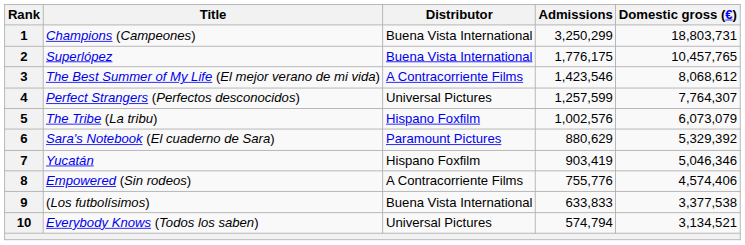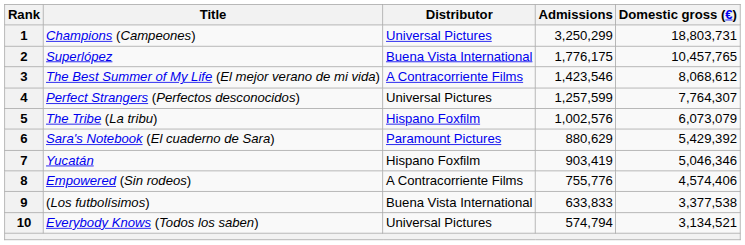(459, 35) Buena Vista International -> (439, 35) Universal Pictures
(708, 139) 5,329,392 -> (708, 139) 5,429,392
